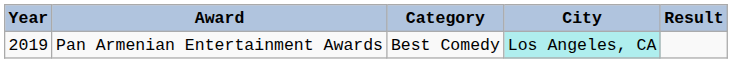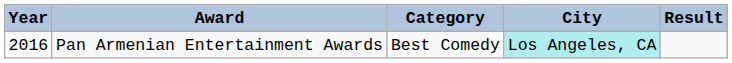(28, 45) 2019 -> (28, 45) 2016
